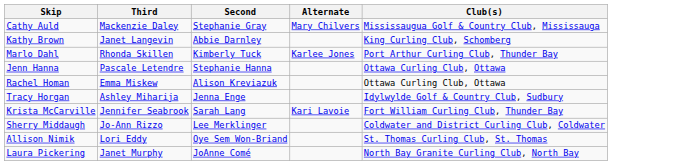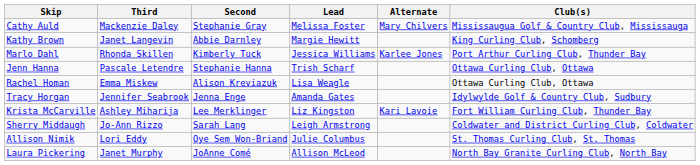+ column: (333, 11)
(139, 97) Ashley Miharija -> (144, 97) Jennifer Seabrook
(144, 111) Jennifer Seabrook -> (139, 111) Ashley Miharija
(219, 111) Sarah Lang -> (230, 111) Lee Merklinger
(230, 125) Lee Merklinger -> (219, 125) Sarah Lang
